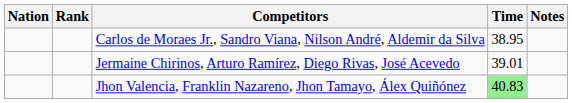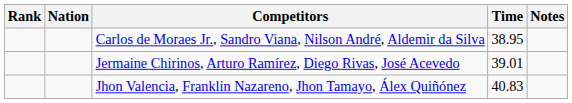columns swapped: (72, 16) <-> (28, 16)
(507, 87) lightgreen background -> (507, 87) no background
